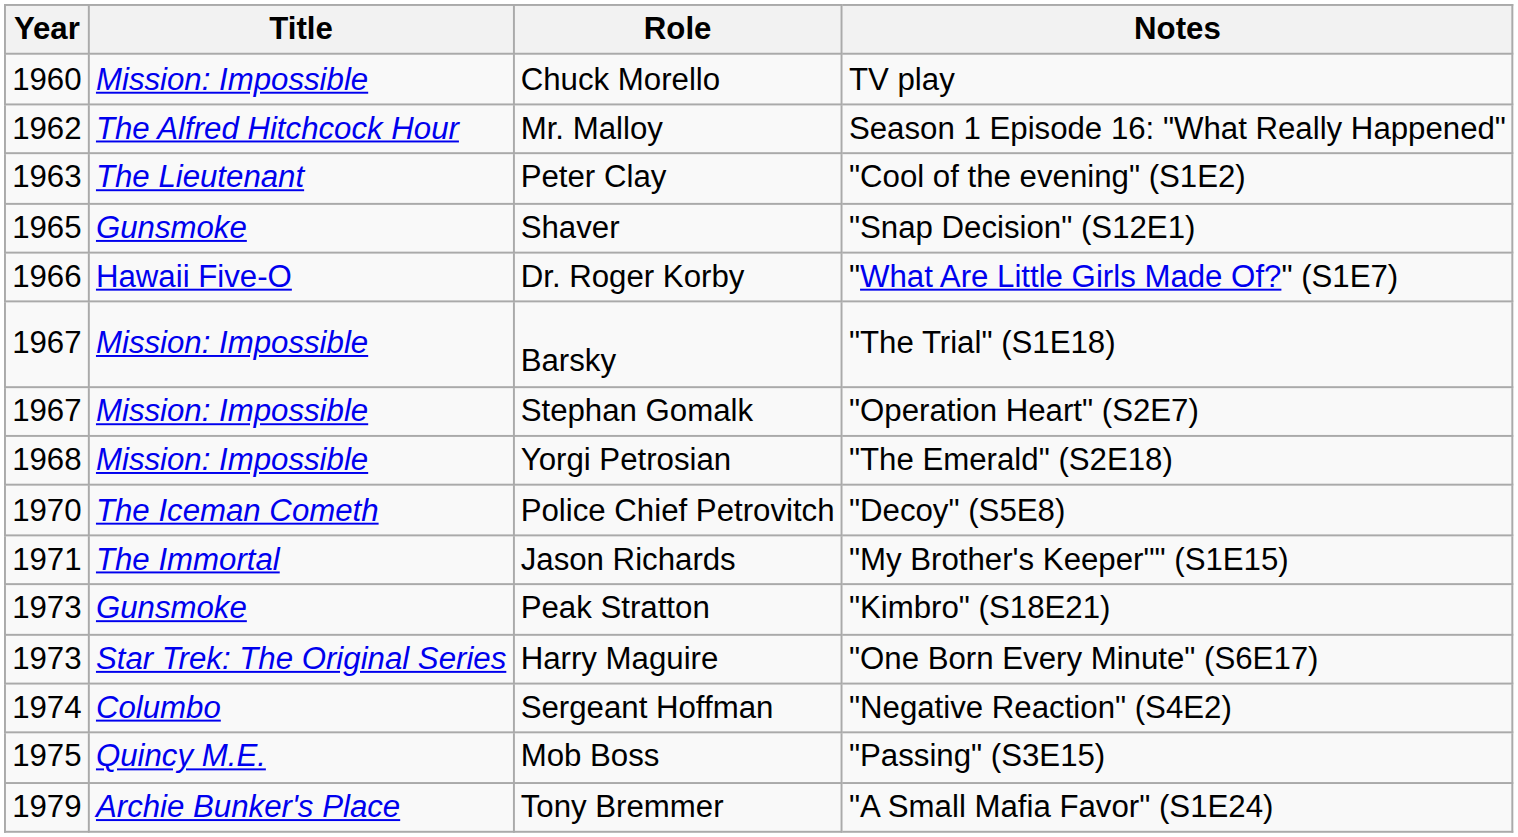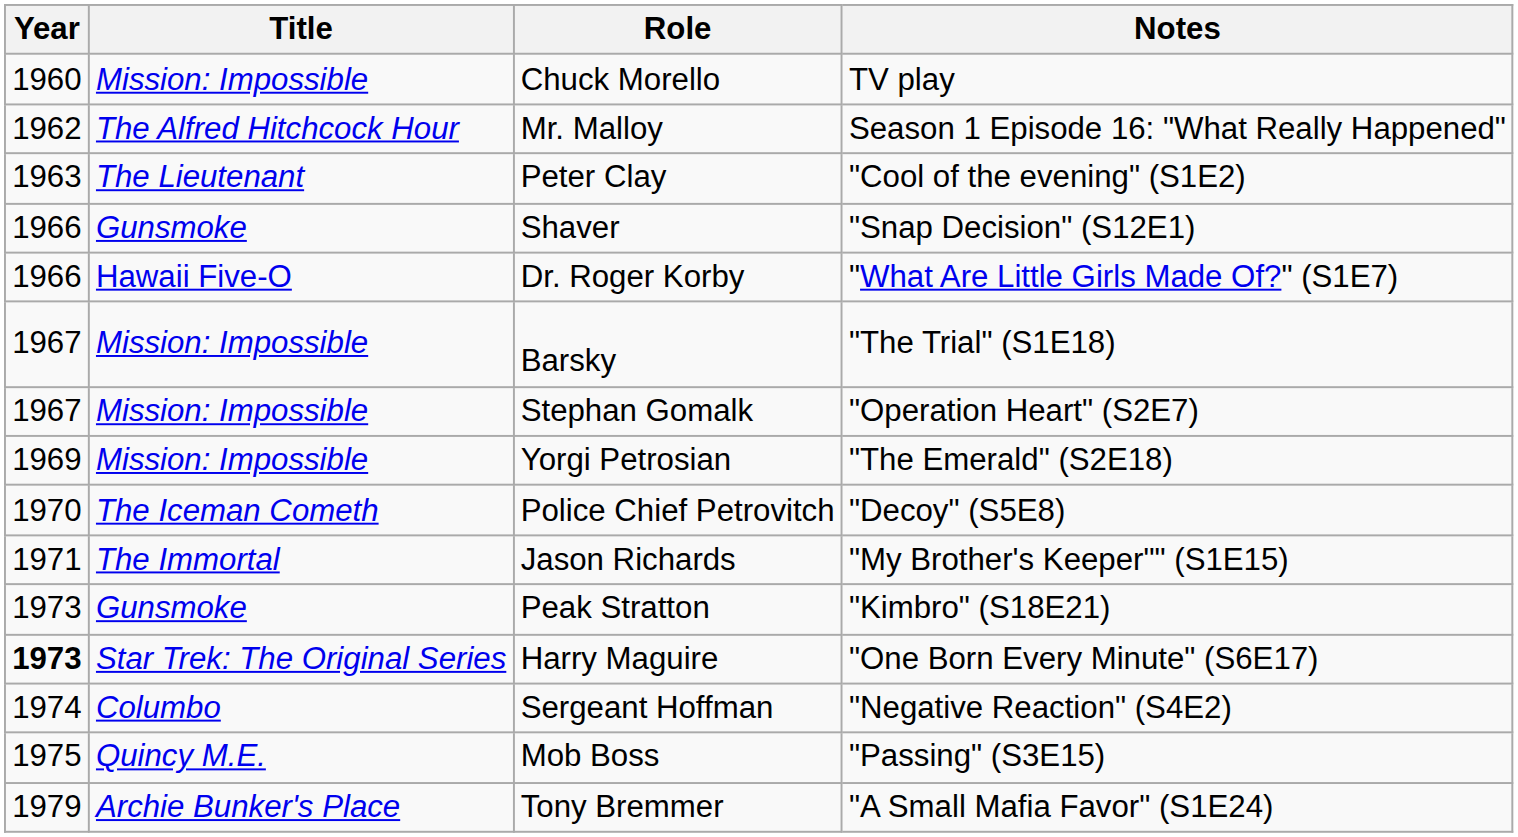(47, 227) 1965 -> (47, 227) 1966
(47, 460) 1968 -> (47, 460) 1969
(47, 658) normal -> (47, 658) bold
